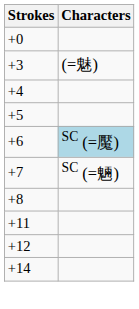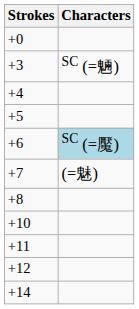(80, 65) (=魅) -> (90, 65) SC (=魎)
(90, 172) SC (=魎) -> (80, 174) (=魅)
+ row: (19, 223)
